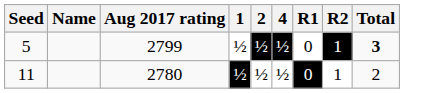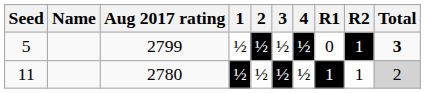+ column: (283, 18)
(308, 74) 0 -> (329, 74) 1
(376, 74) no background -> (397, 74) lightgrey background
